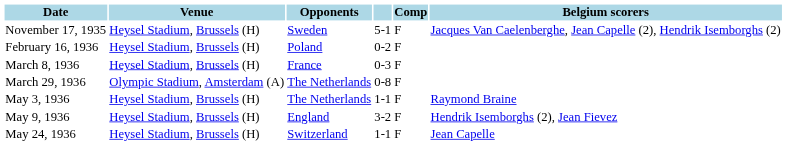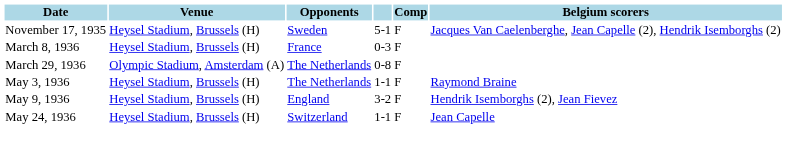- row: (52, 47)
